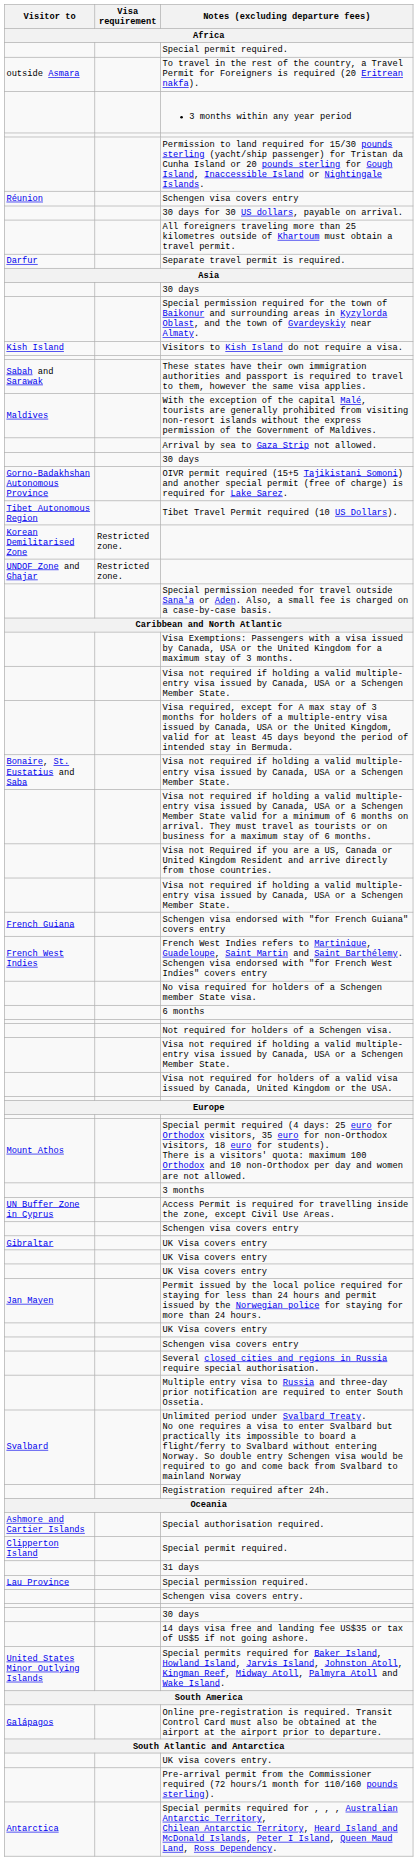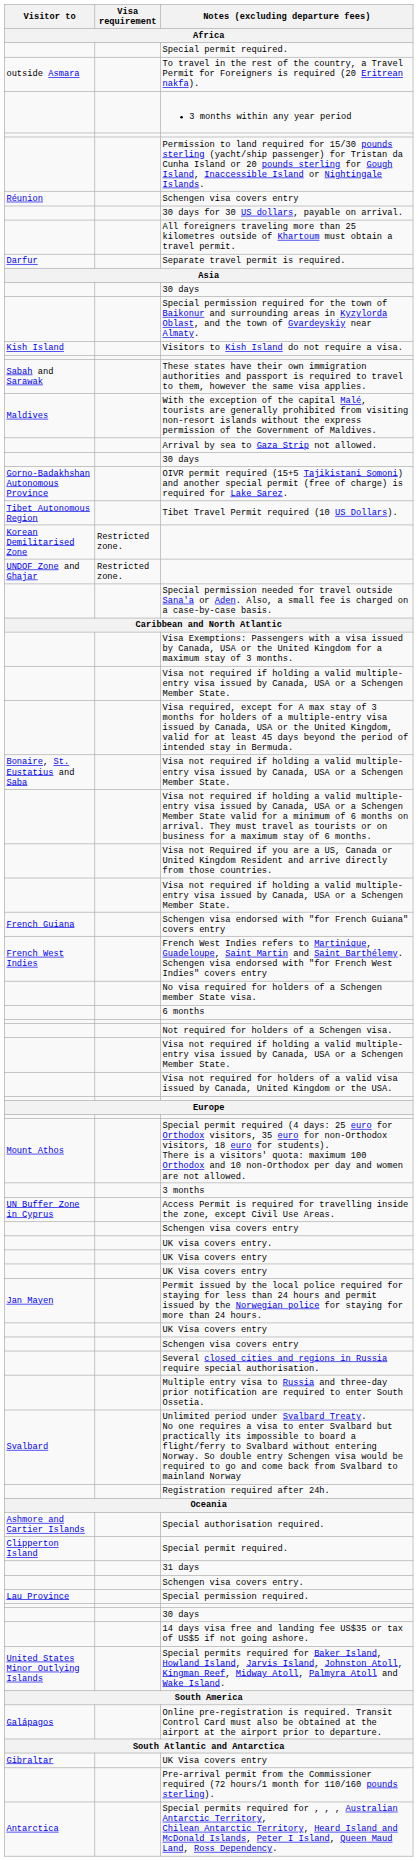rows swapped: (30, 1243) <-> (50, 1760)
rows swapped: (38, 1582) <-> (50, 1597)
